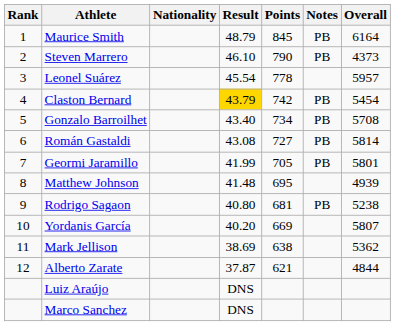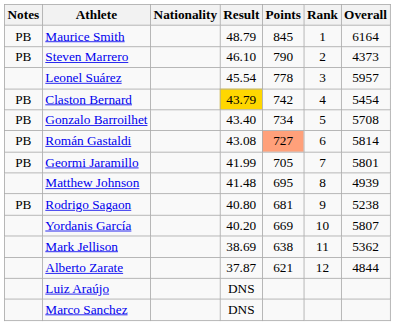columns swapped: (23, 15) <-> (322, 15)
(282, 141) no background -> (283, 141) lightsalmon background
